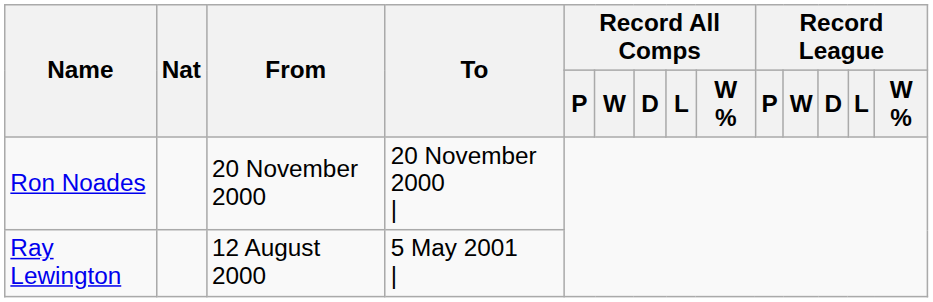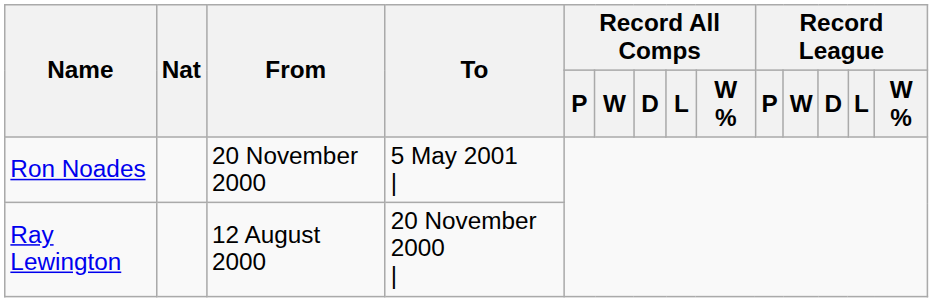(464, 183) 20 November 2000 | -> (454, 169) 5 May 2001 |
(454, 262) 5 May 2001 | -> (464, 248) 20 November 2000 |
